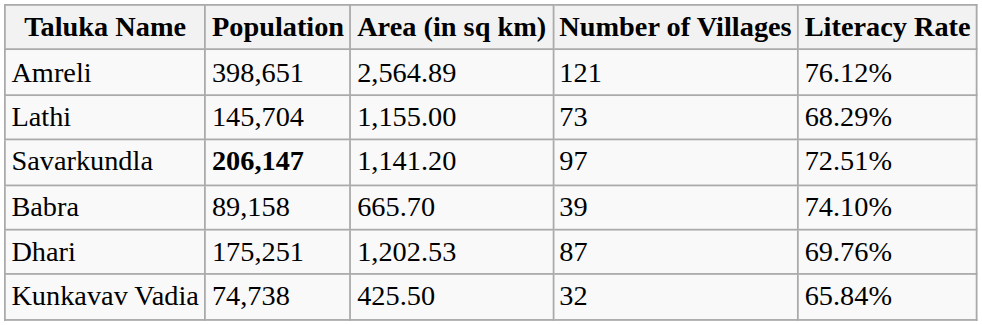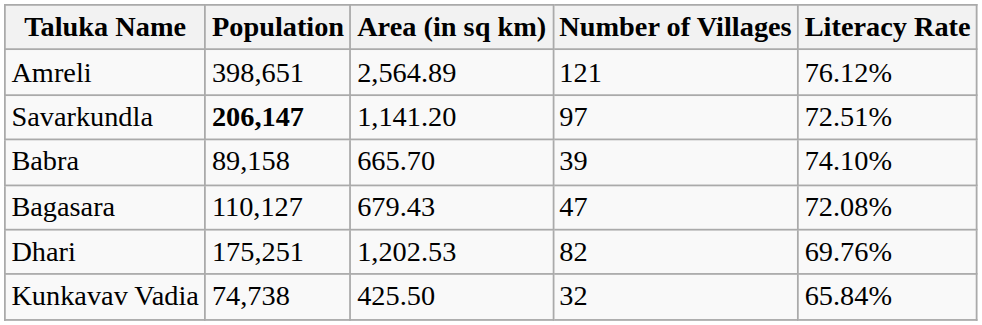- row: (41, 116)
+ row: (63, 206)
(573, 251) 87 -> (573, 251) 82
